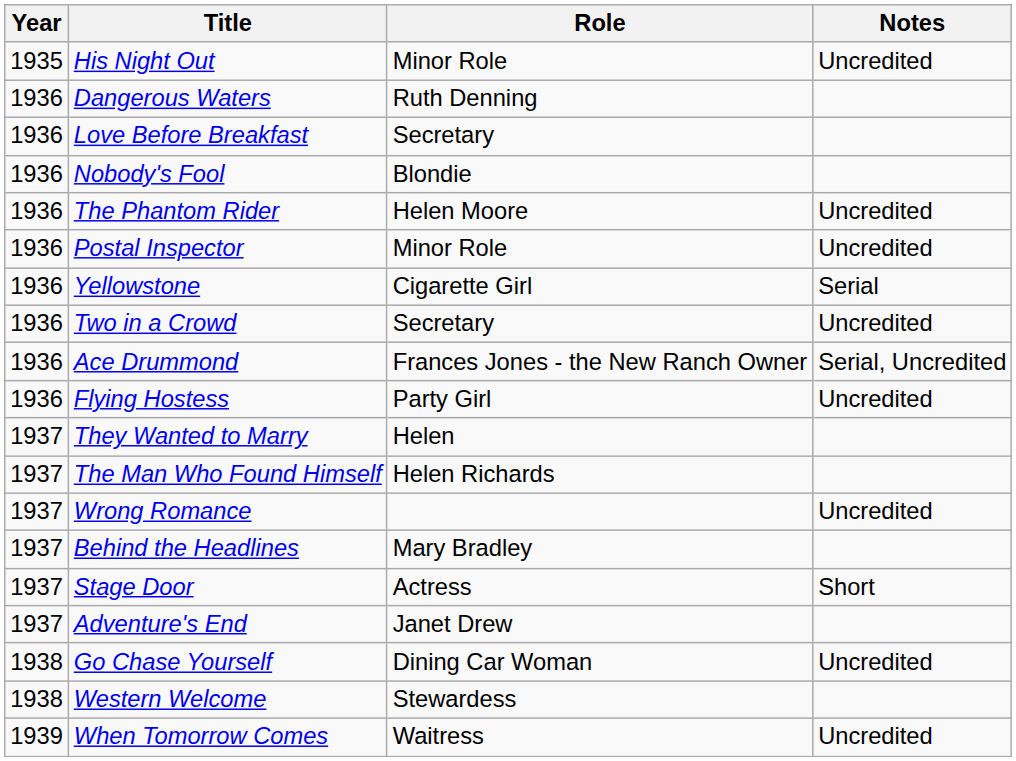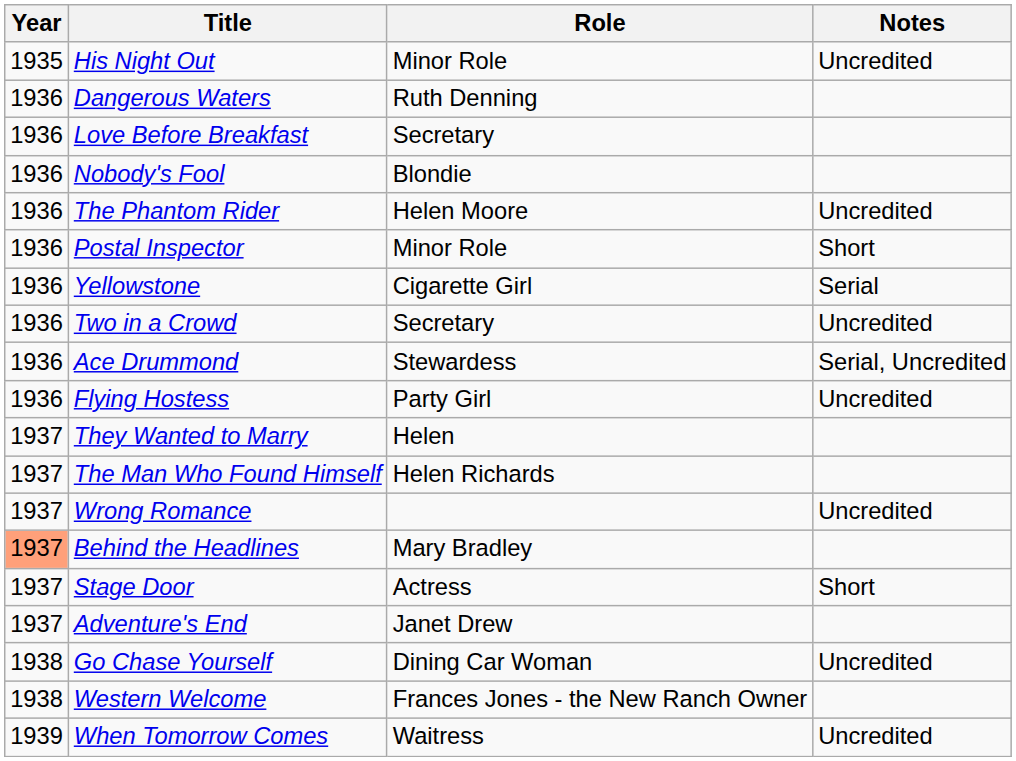(875, 248) Uncredited -> (846, 248) Short
(600, 361) Frances Jones - the New Ranch Owner -> (455, 361) Stewardess
(37, 549) no background -> (37, 549) lightsalmon background
(455, 699) Stewardess -> (600, 699) Frances Jones - the New Ranch Owner
